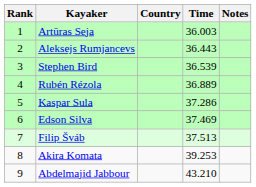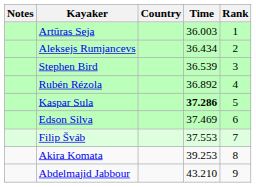columns swapped: (20, 13) <-> (235, 13)
(201, 48) 36.443 -> (202, 48) 36.434
(201, 84) 36.889 -> (202, 84) 36.892
(201, 102) normal -> (202, 102) bold
(201, 137) 37.513 -> (202, 137) 37.553
